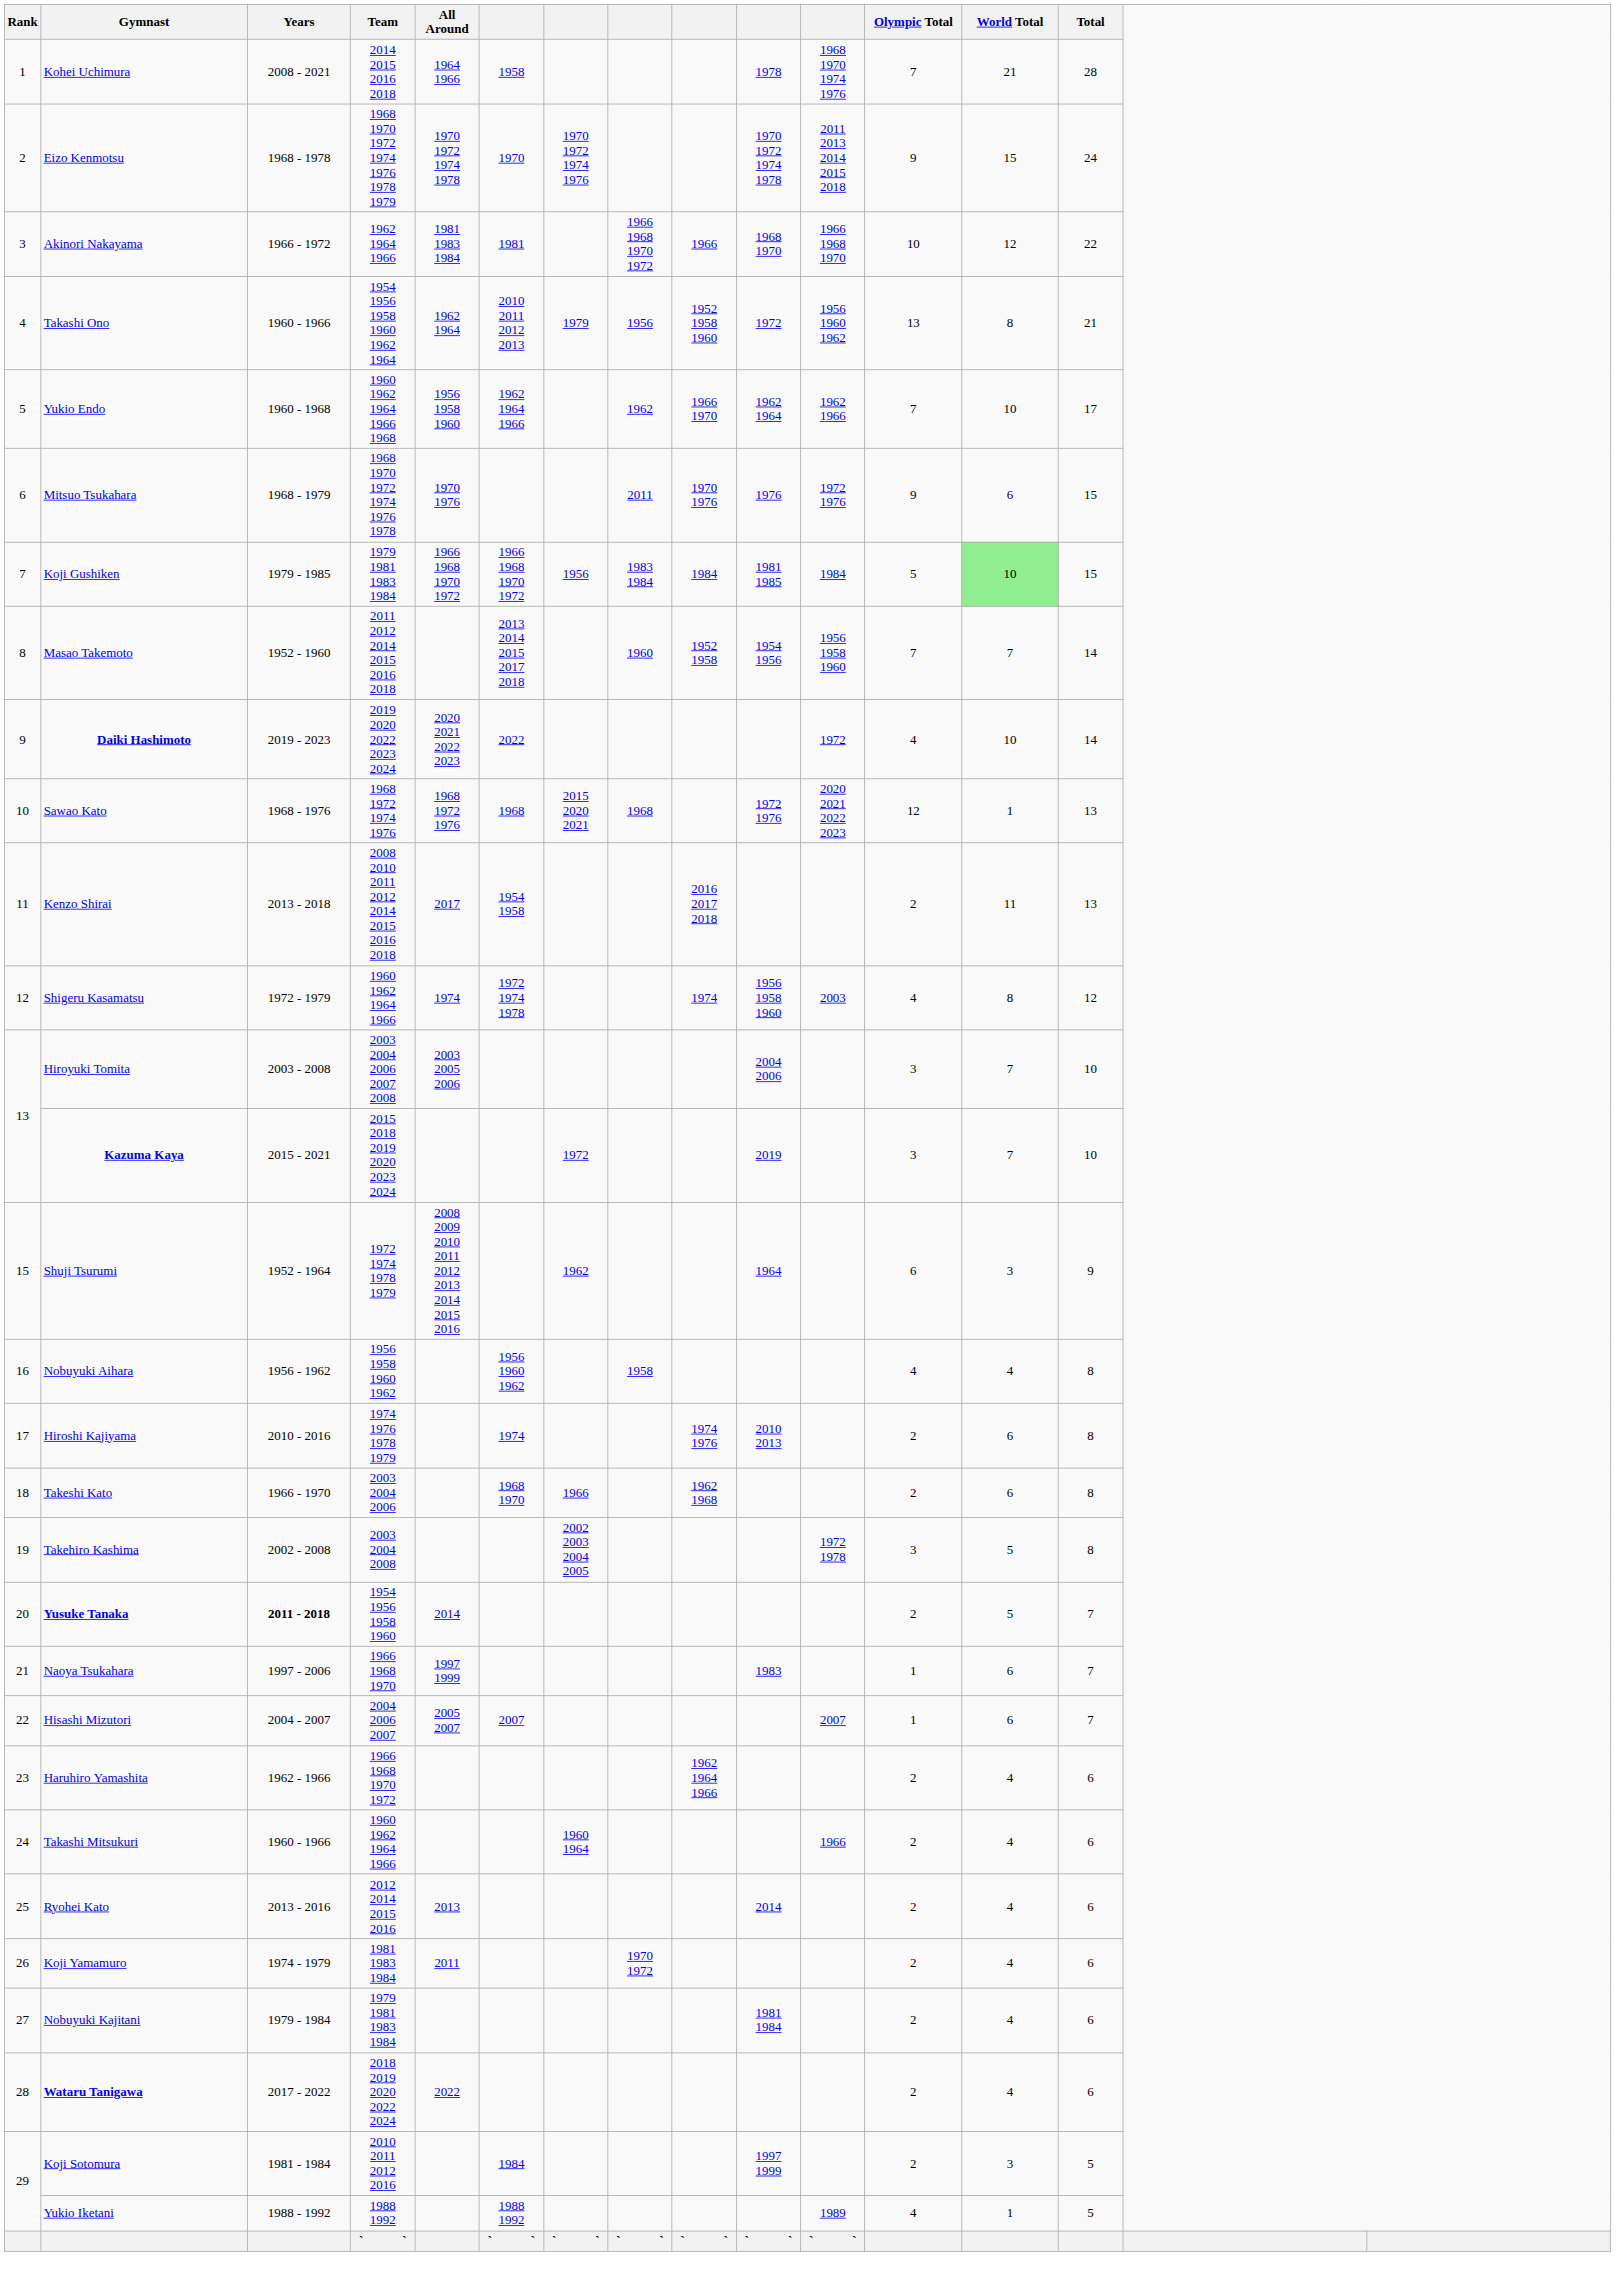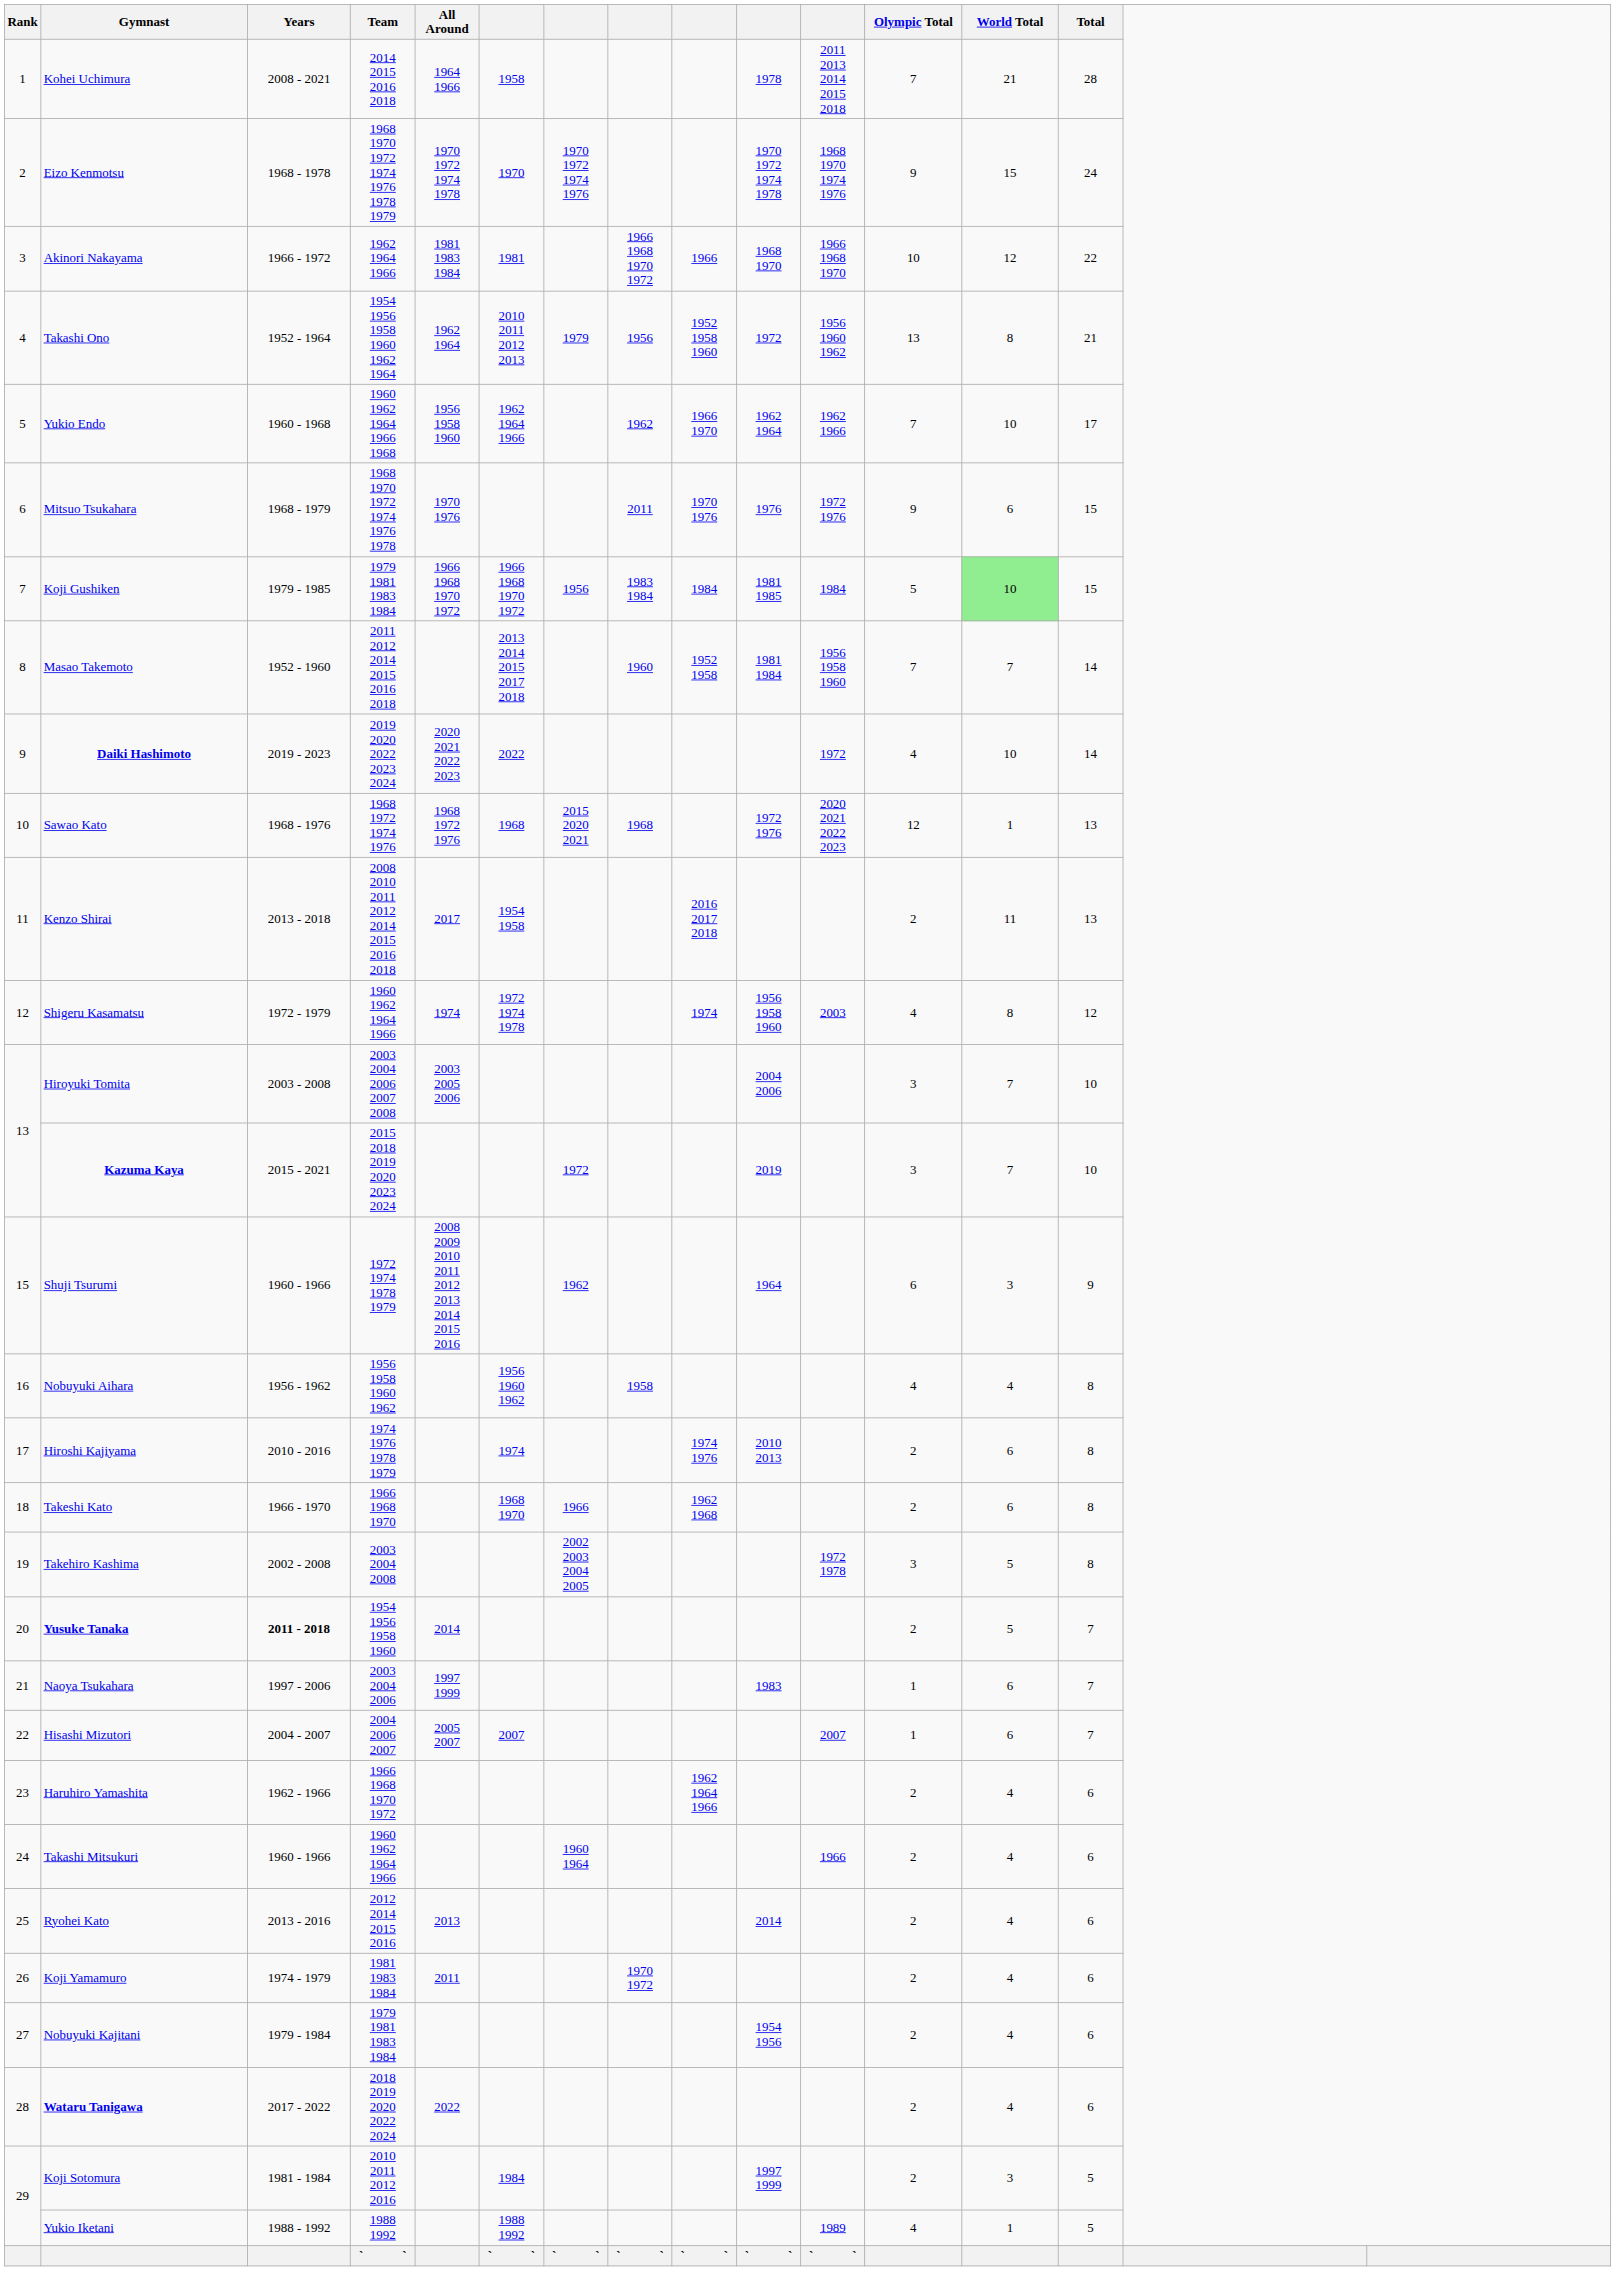(833, 71) 1968 1970 1974 1976 -> (833, 79) 2011 2013 2014 2015 2018
(833, 157) 2011 2013 2014 2015 2018 -> (833, 172) 1968 1970 1974 1976
(299, 322) 1960 - 1966 -> (299, 337) 1952 - 1964
(769, 653) 1954 1956 -> (769, 667) 1981 1984
(299, 1270) 1952 - 1964 -> (299, 1285) 1960 - 1966
(383, 1492) 2003 2004 2006 -> (383, 1507) 1966 1968 1970
(383, 1671) 1966 1968 1970 -> (383, 1685) 2003 2004 2006
(769, 2020) 1981 1984 -> (769, 2035) 1954 1956
